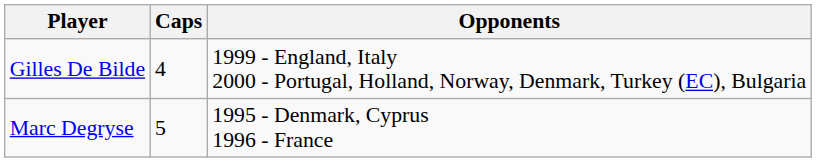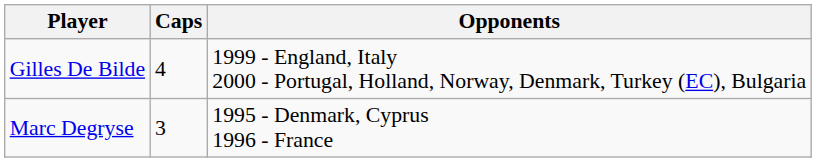(161, 127) 5 -> (161, 127) 3
